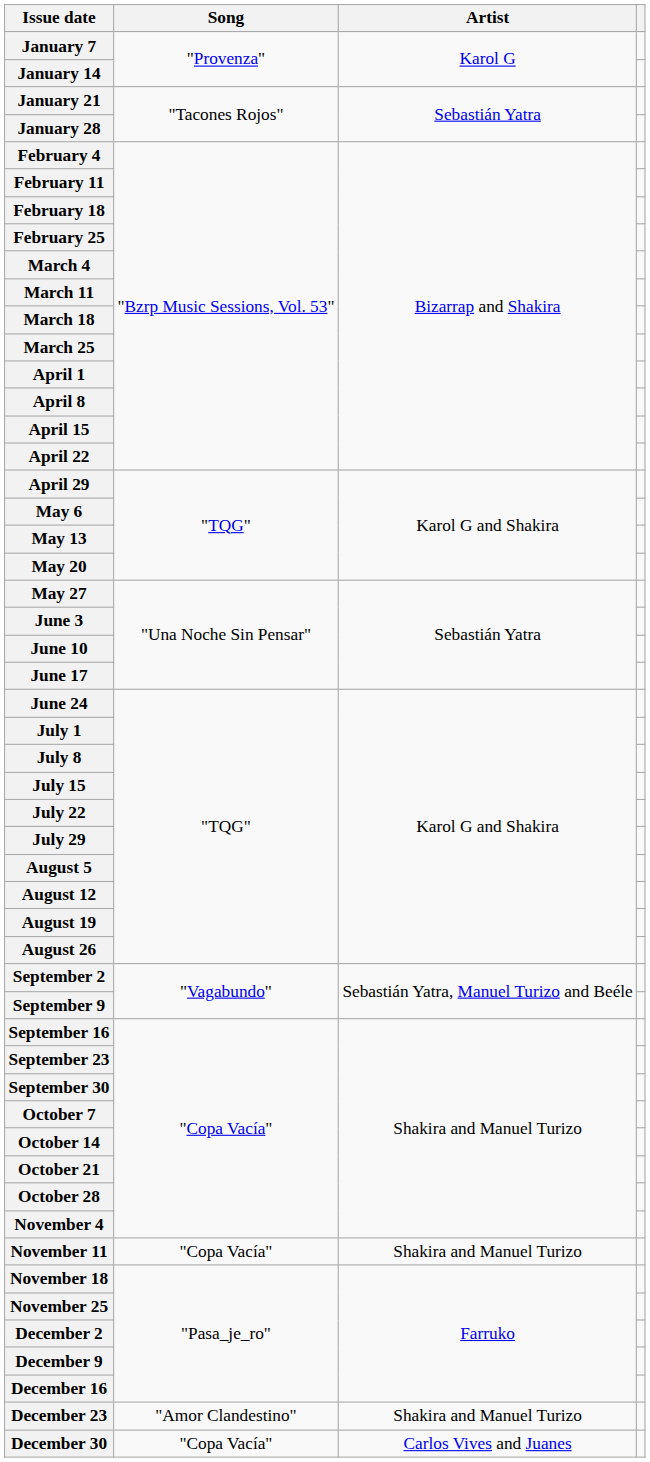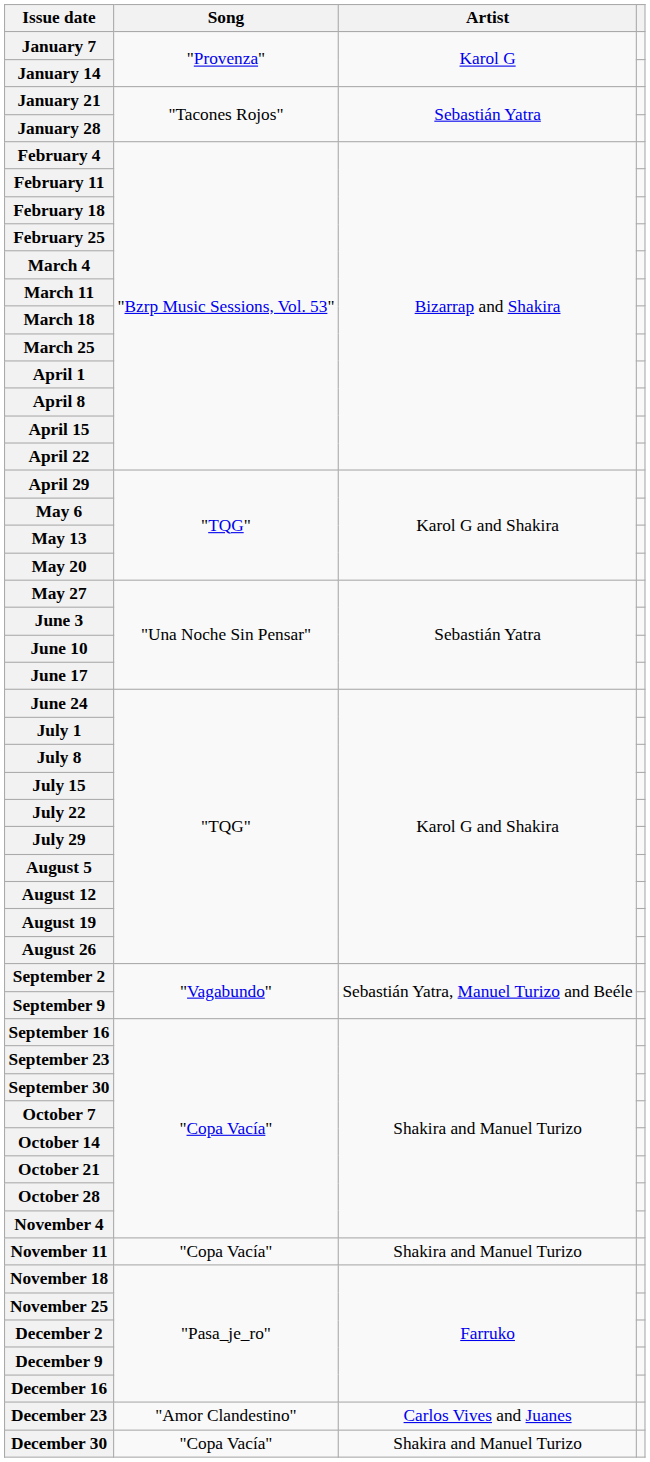(488, 1415) Shakira and Manuel Turizo -> (488, 1415) Carlos Vives and Juanes
(488, 1443) Carlos Vives and Juanes -> (488, 1443) Shakira and Manuel Turizo
